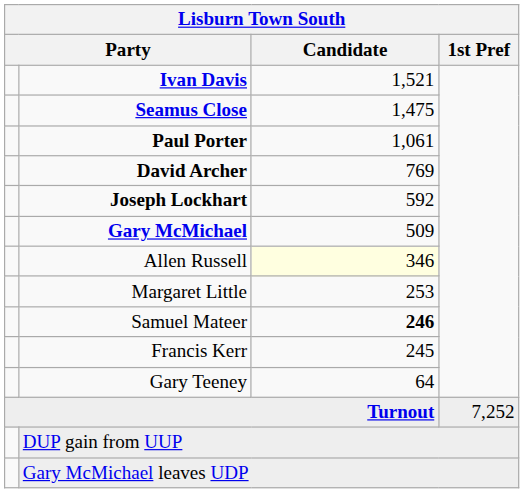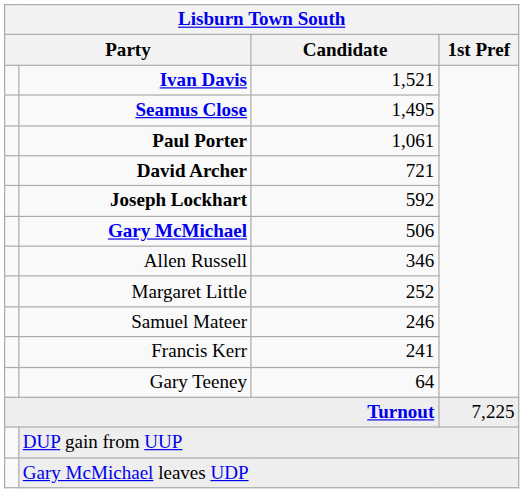(413, 110) 1,475 -> (413, 110) 1,495
(420, 170) 769 -> (420, 170) 721
(420, 230) 509 -> (420, 230) 506
(420, 261) lightyellow background -> (420, 261) no background
(420, 291) 253 -> (420, 291) 252
(420, 321) bold -> (420, 321) normal
(420, 351) 245 -> (420, 351) 241
(493, 412) 7,252 -> (493, 412) 7,225
